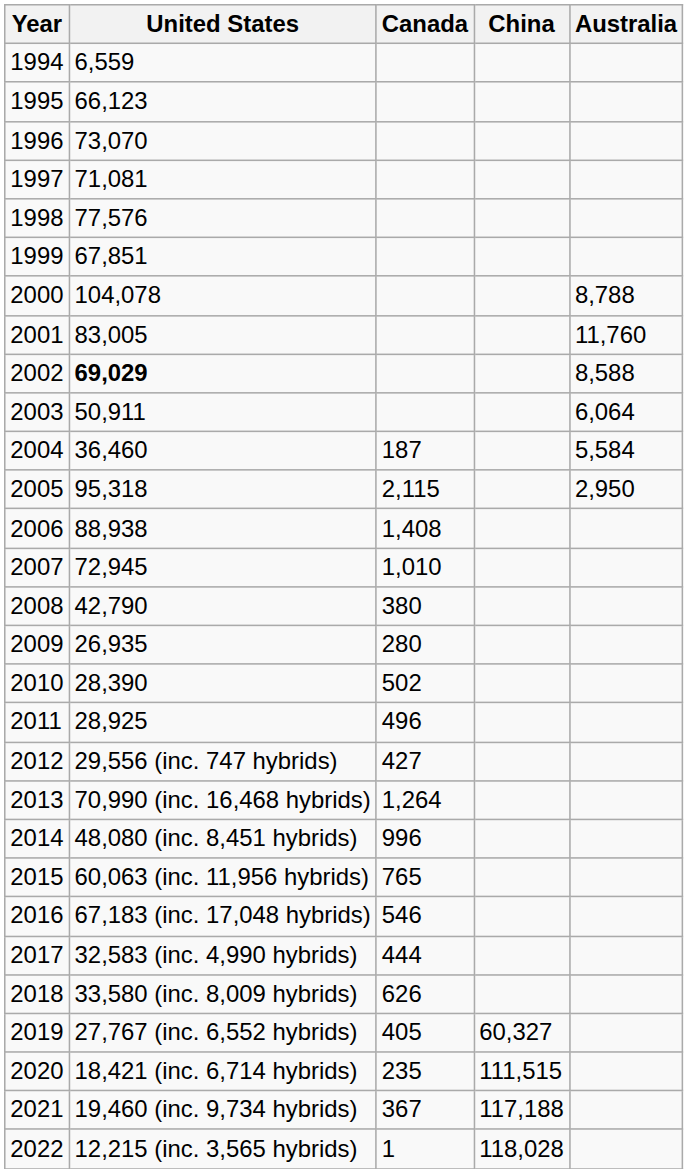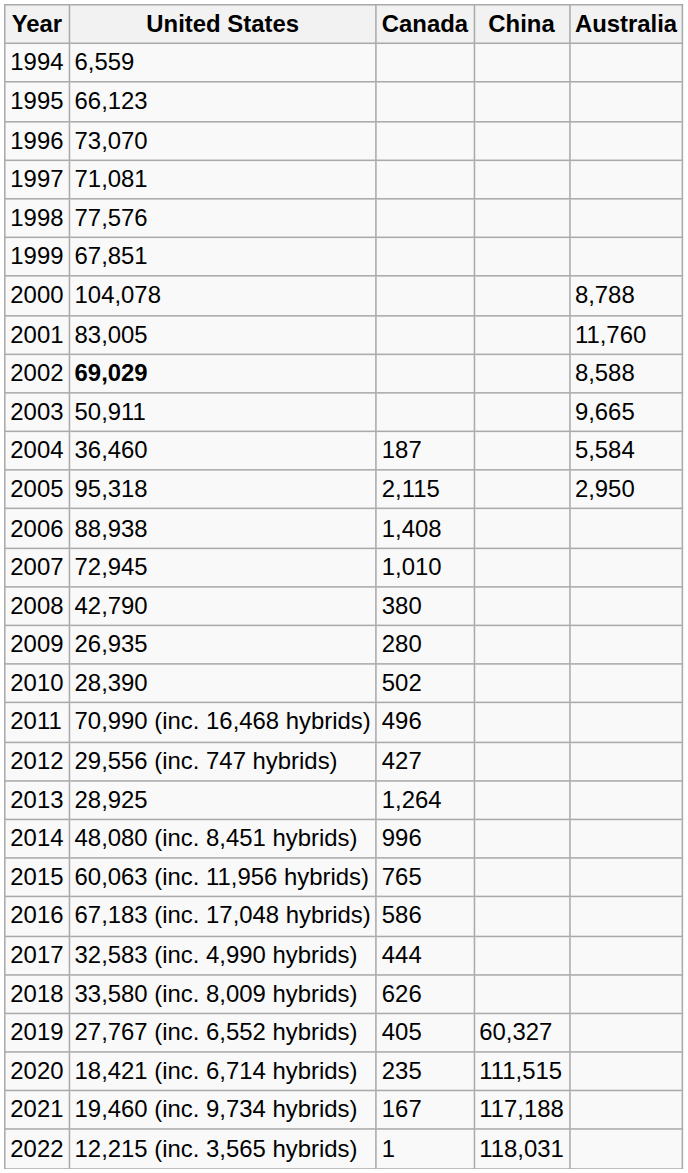(605, 411) 6,064 -> (605, 411) 9,665
(111, 721) 28,925 -> (223, 721) 70,990 (inc. 16,468 hybrids)
(223, 799) 70,990 (inc. 16,468 hybrids) -> (111, 799) 28,925
(402, 915) 546 -> (402, 915) 586
(402, 1109) 367 -> (402, 1109) 167
(522, 1148) 118,028 -> (522, 1148) 118,031
